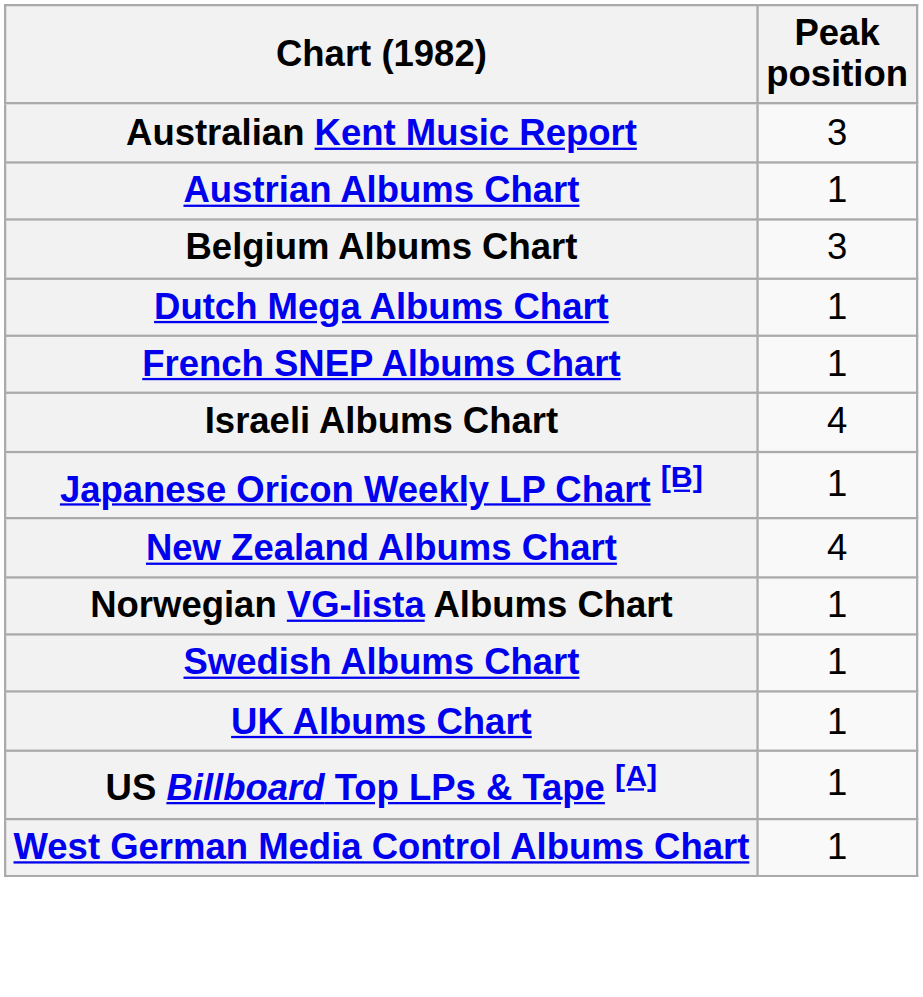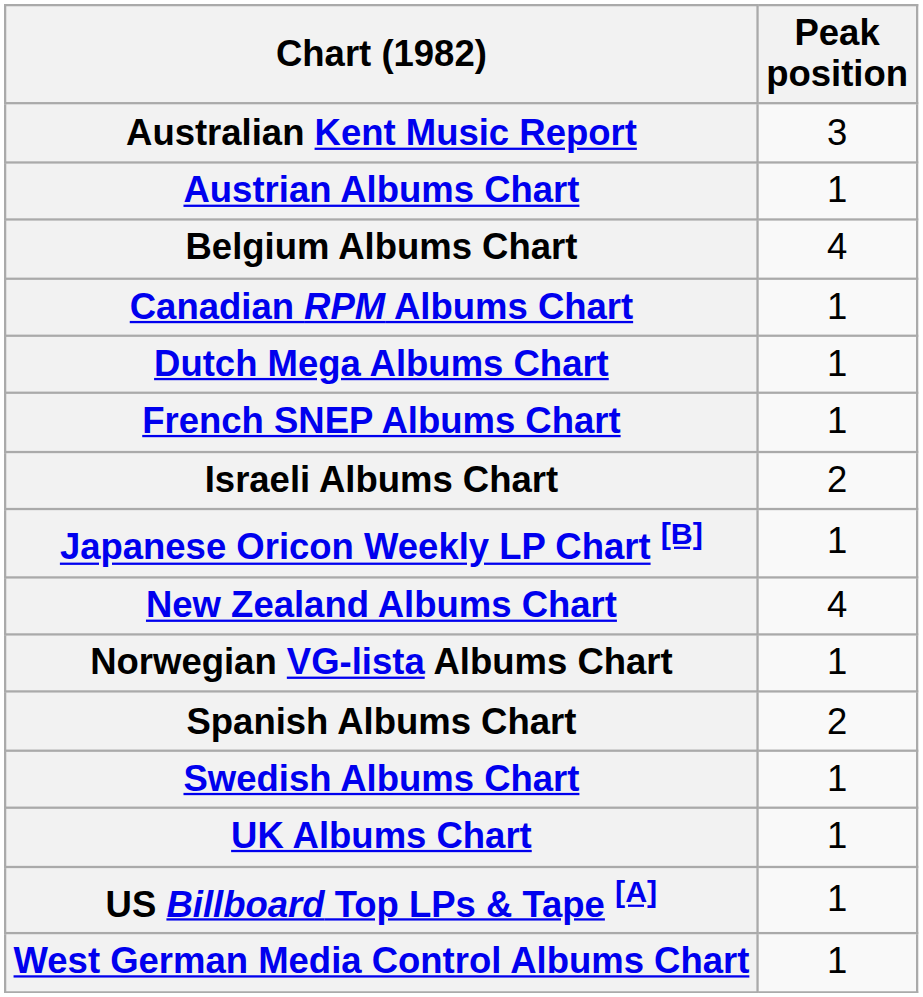(837, 248) 3 -> (837, 248) 4
+ row: (381, 305)
(837, 421) 4 -> (837, 479) 2
+ row: (381, 720)
